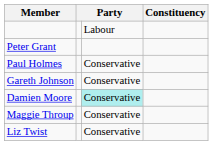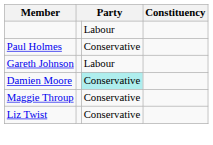- row: (31, 47)
(112, 81) Conservative -> (99, 64) Labour
